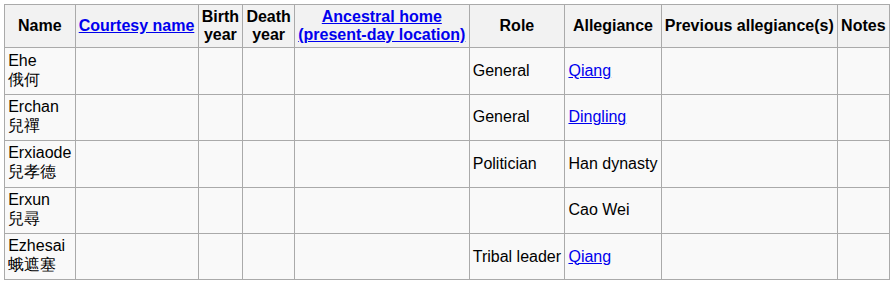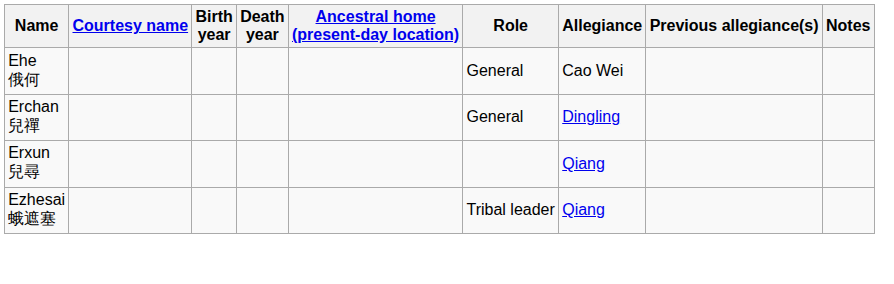(590, 71) Qiang -> (593, 71) Cao Wei
- row: (40, 162)
(599, 210) Cao Wei -> (584, 163) Qiang
